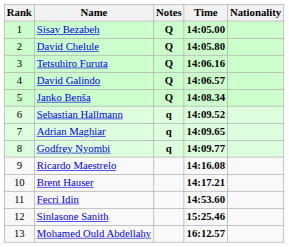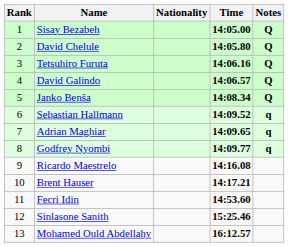columns swapped: (256, 13) <-> (169, 13)
